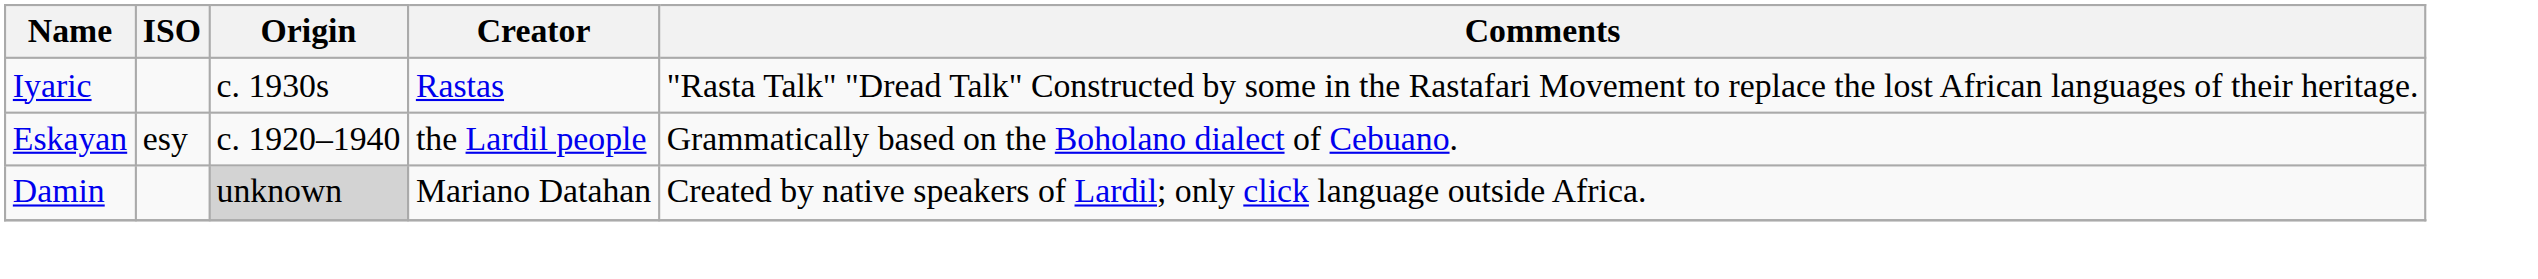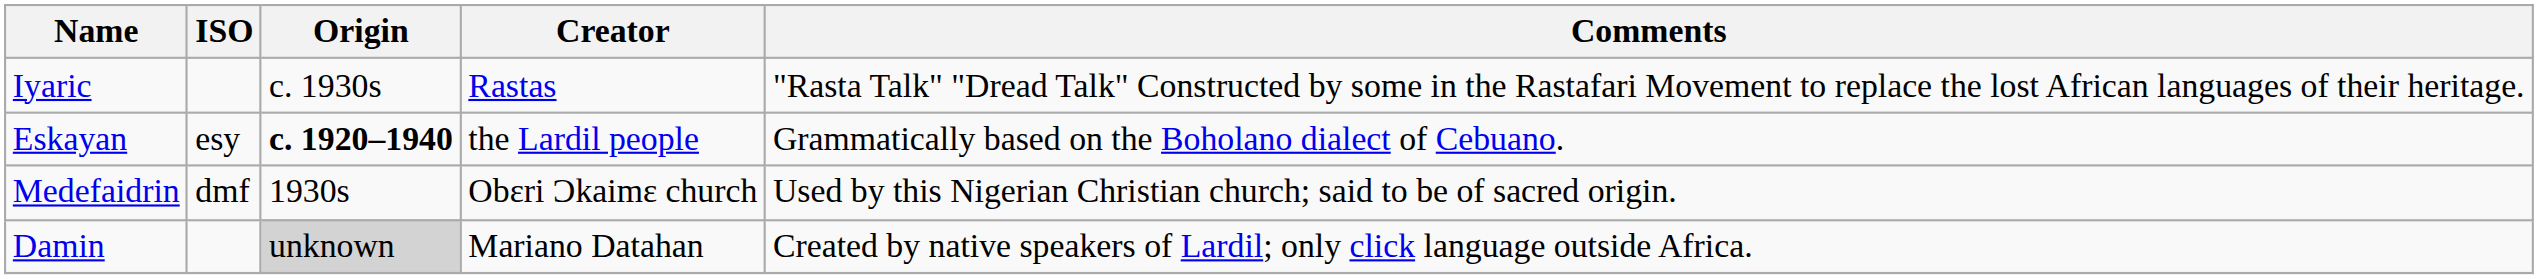(308, 138) normal -> (361, 138) bold
+ row: (96, 191)
